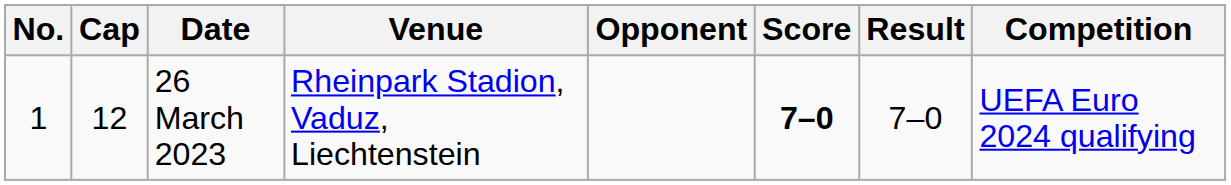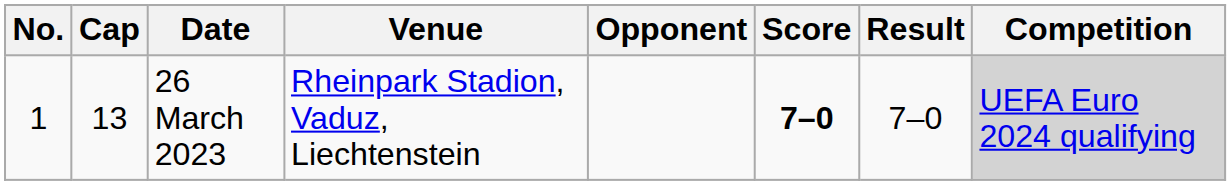(109, 117) 12 -> (109, 117) 13
(1088, 117) no background -> (1088, 117) lightgrey background
